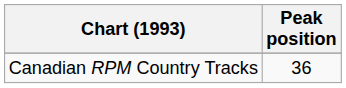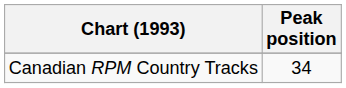(301, 67) 36 -> (301, 67) 34
